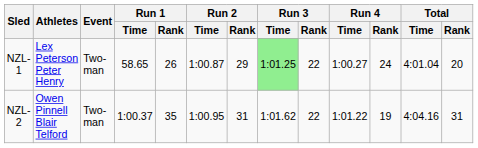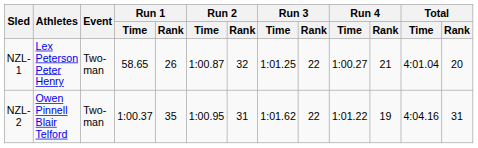(242, 65) 29 -> (242, 65) 32
(278, 65) lightgreen background -> (278, 65) no background
(385, 65) 24 -> (385, 65) 21
